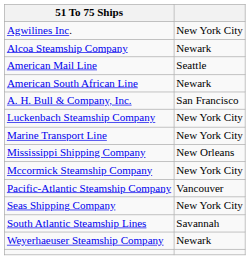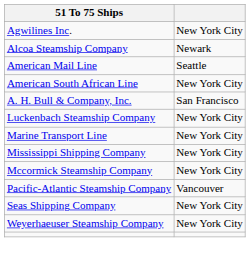(194, 83) Newark -> (210, 83) New York City
(205, 153) New Orleans -> (210, 153) New York City
- row: (77, 223)
(194, 240) Newark -> (210, 223) New York City
